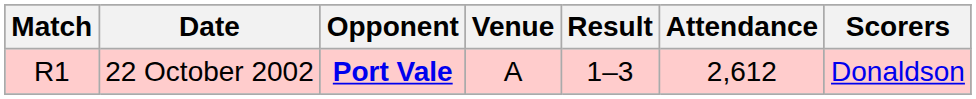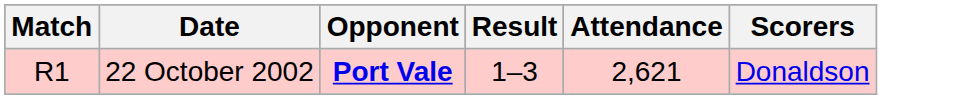- column: (513, 26)
(742, 71) 2,612 -> (646, 71) 2,621
